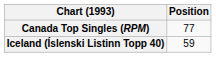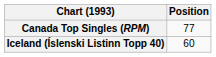(189, 44) 59 -> (189, 44) 60
